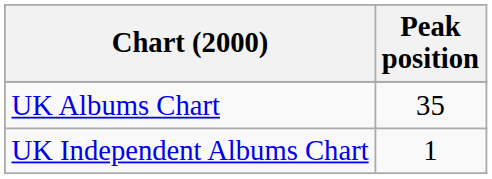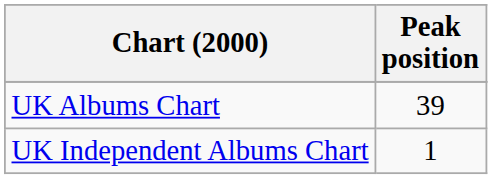(430, 104) 35 -> (430, 104) 39
